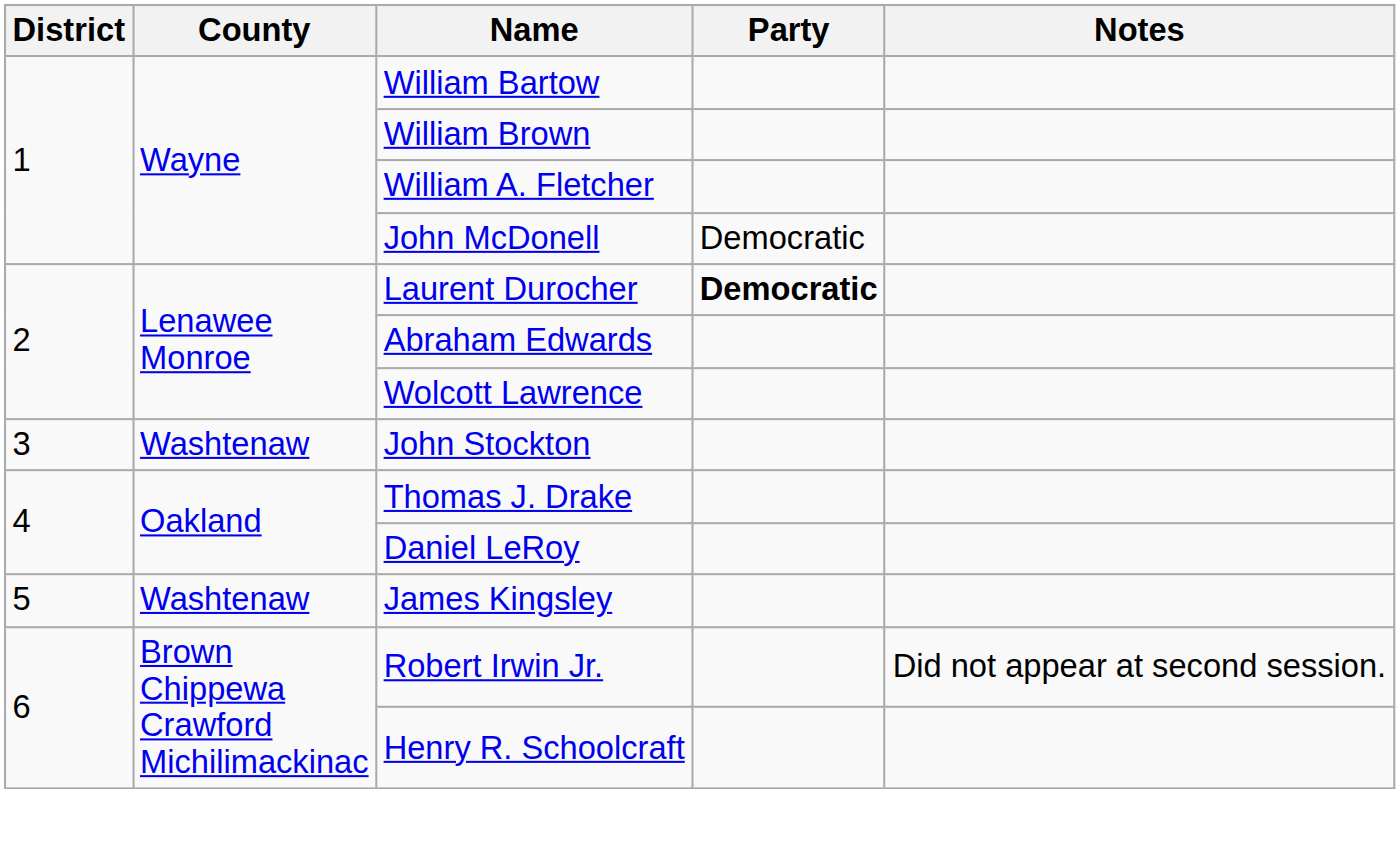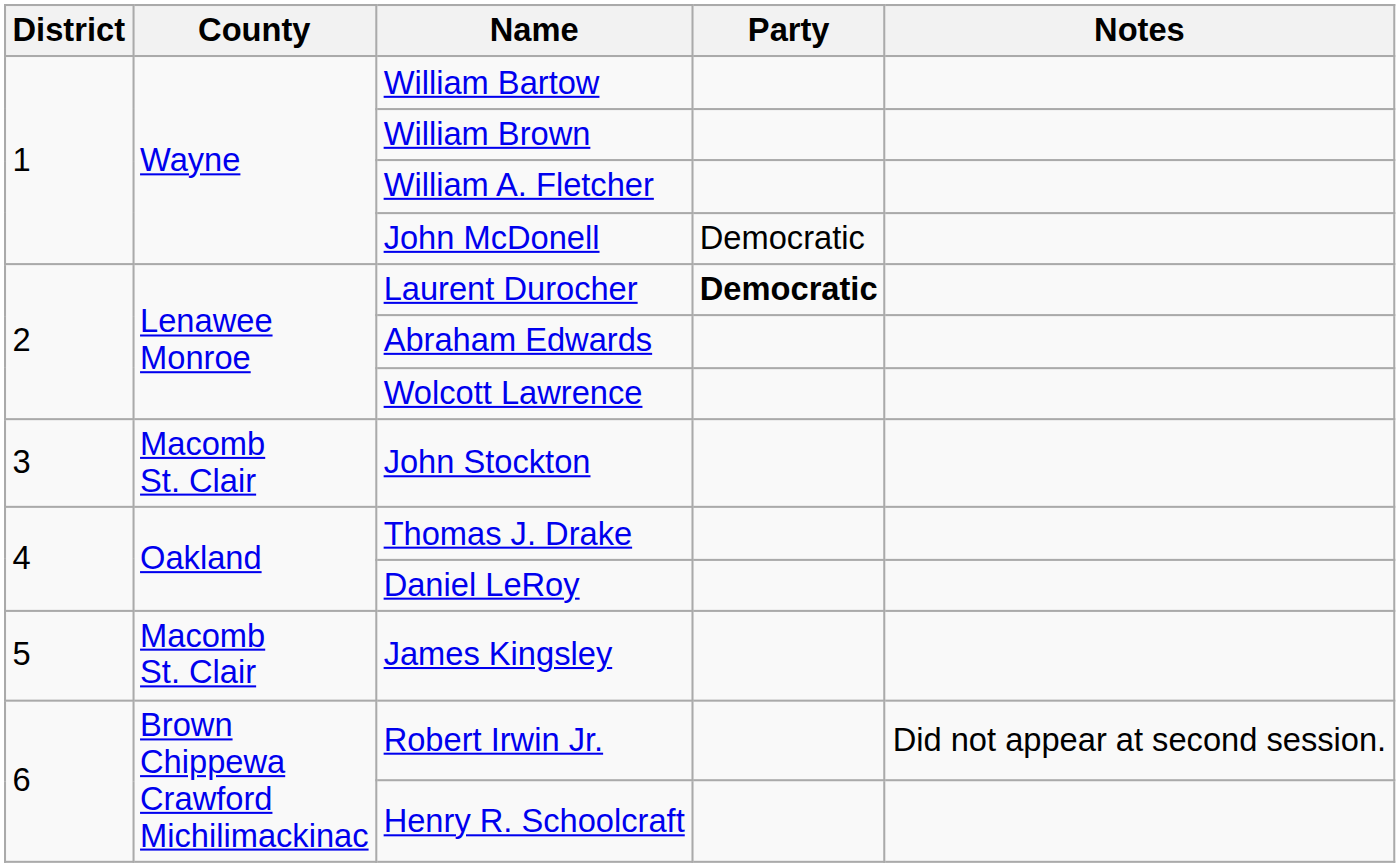(225, 444) Washtenaw -> (203, 462) Macomb St. Clair
(225, 599) Washtenaw -> (203, 654) Macomb St. Clair
